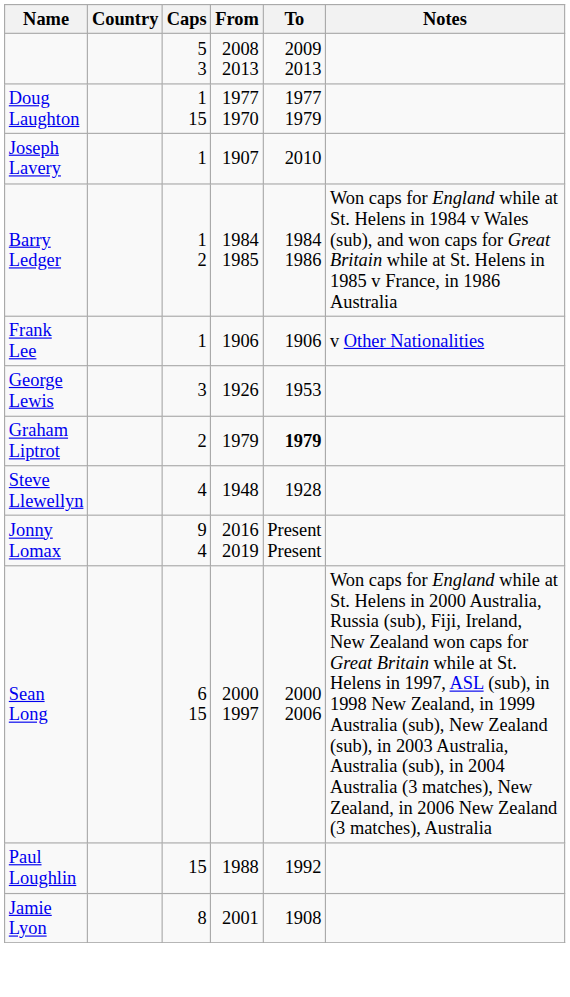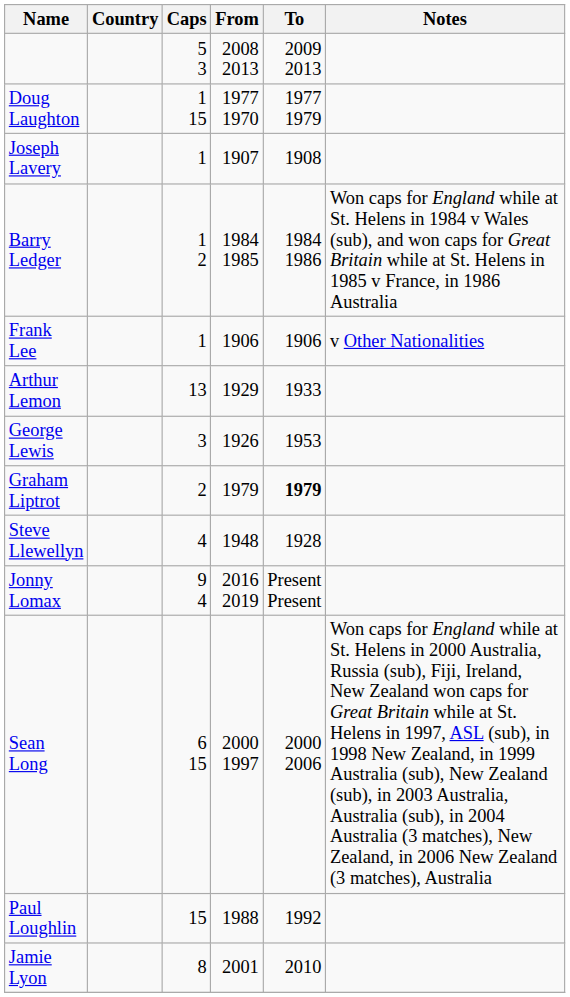(303, 158) 2010 -> (303, 158) 1908
+ row: (35, 390)
(303, 917) 1908 -> (303, 967) 2010
